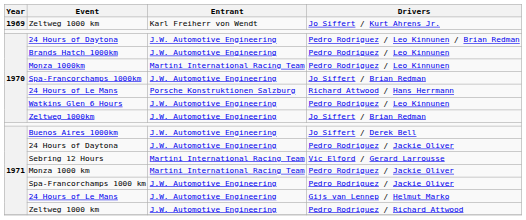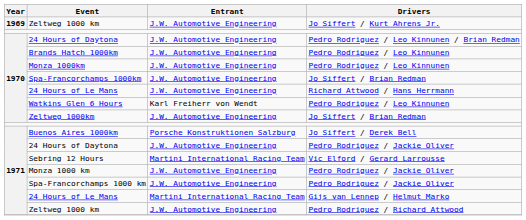(204, 23) Karl Freiherr von Wendt -> (213, 23) J.W. Automotive Engineering
(227, 65) Martini International Racing Team -> (213, 65) J.W. Automotive Engineering
(223, 91) Porsche Konstruktionen Salzburg -> (213, 91) J.W. Automotive Engineering
(213, 103) J.W. Automotive Engineering -> (204, 103) Karl Freiherr von Wendt
(213, 132) J.W. Automotive Engineering -> (223, 132) Porsche Konstruktionen Salzburg
(227, 171) Martini International Racing Team -> (213, 171) J.W. Automotive Engineering
(213, 196) J.W. Automotive Engineering -> (227, 196) Martini International Racing Team
